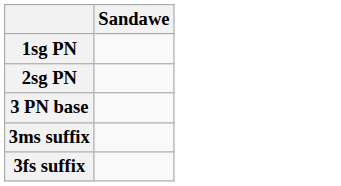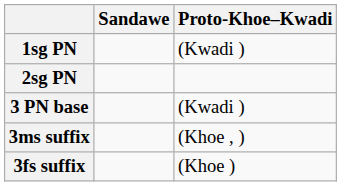+ column: (255, 19)
